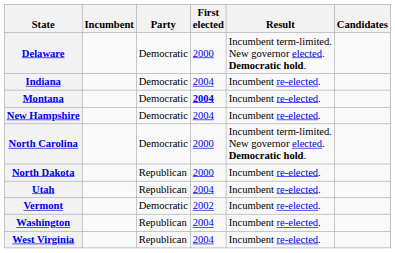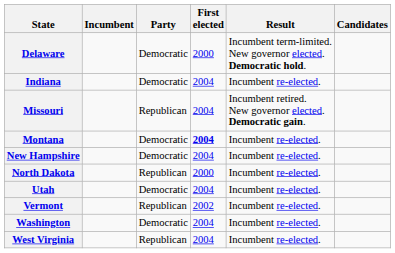+ row: (43, 110)
- row: (43, 144)
(163, 189) Republican -> (163, 189) Democratic
(163, 206) Democratic -> (163, 206) Republican
(163, 223) Republican -> (163, 223) Democratic
